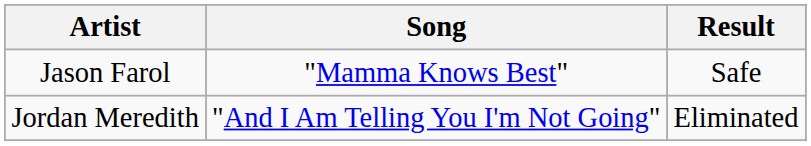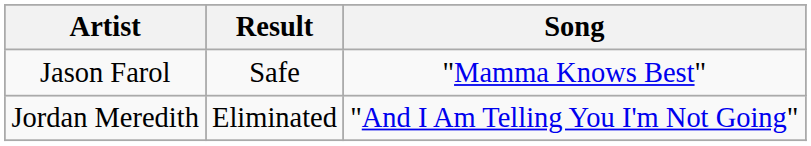columns swapped: (436, 27) <-> (736, 27)
